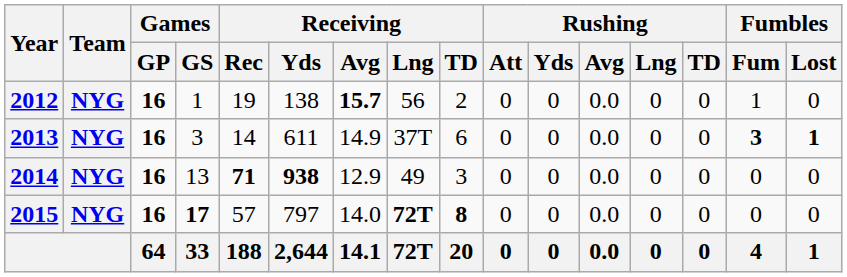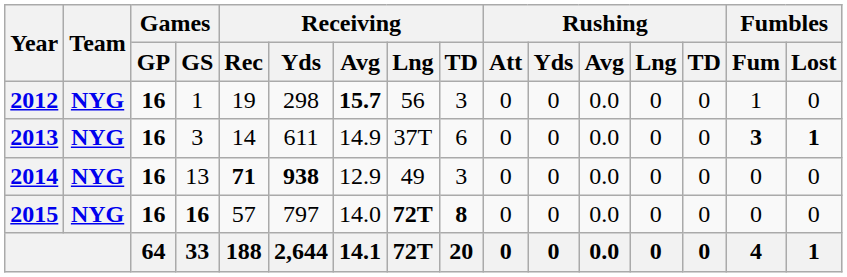(301, 99) 138 -> (301, 99) 298
(461, 99) 2 -> (461, 99) 3
(197, 213) 17 -> (197, 213) 16
